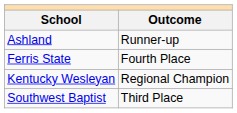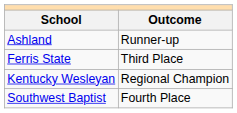(156, 59) Fourth Place -> (152, 59) Third Place
(152, 98) Third Place -> (156, 98) Fourth Place
